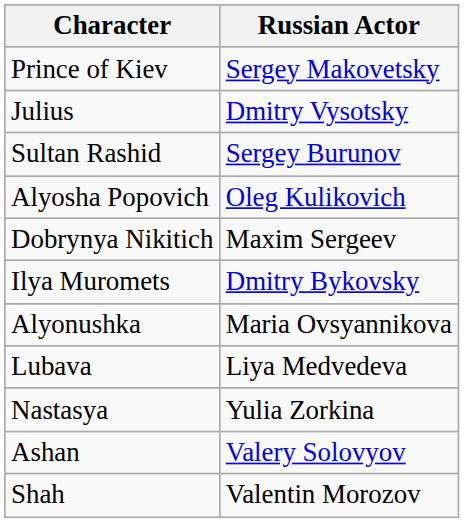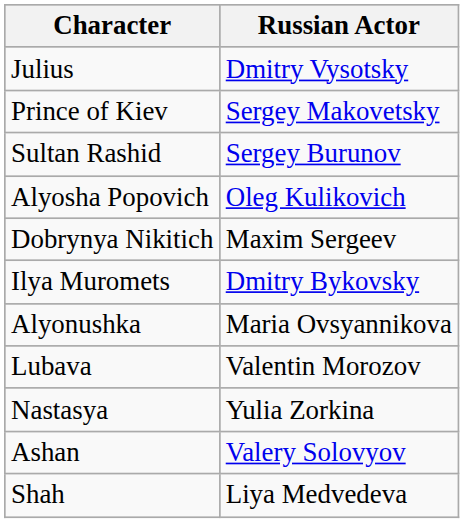rows swapped: (42, 111) <-> (89, 68)
(316, 366) Liya Medvedeva -> (323, 366) Valentin Morozov
(323, 494) Valentin Morozov -> (316, 494) Liya Medvedeva
